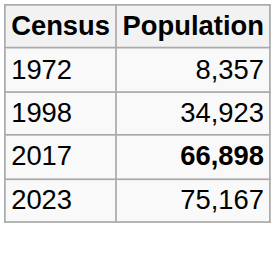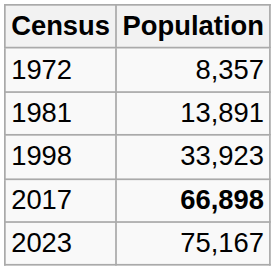+ row: (42, 112)
(222, 112) 34,923 -> (222, 156) 33,923
